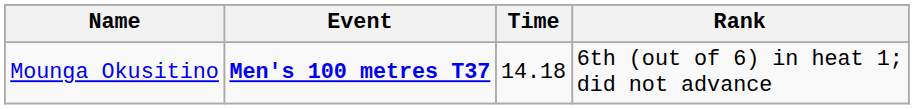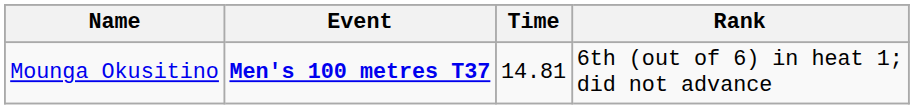(534, 72) 14.18 -> (534, 72) 14.81
